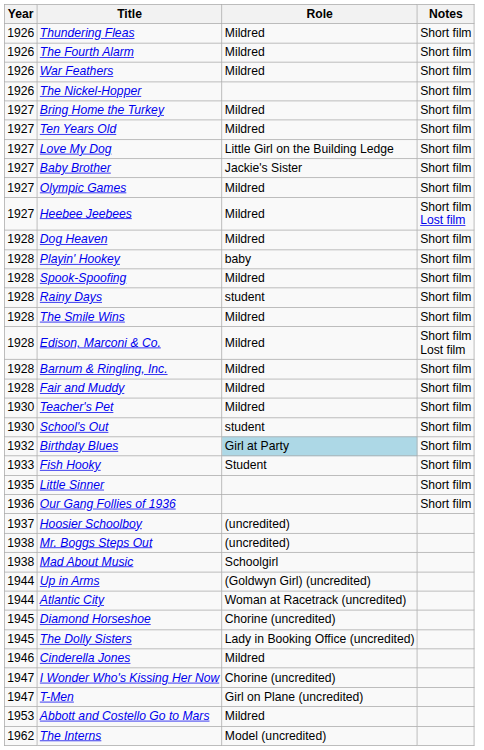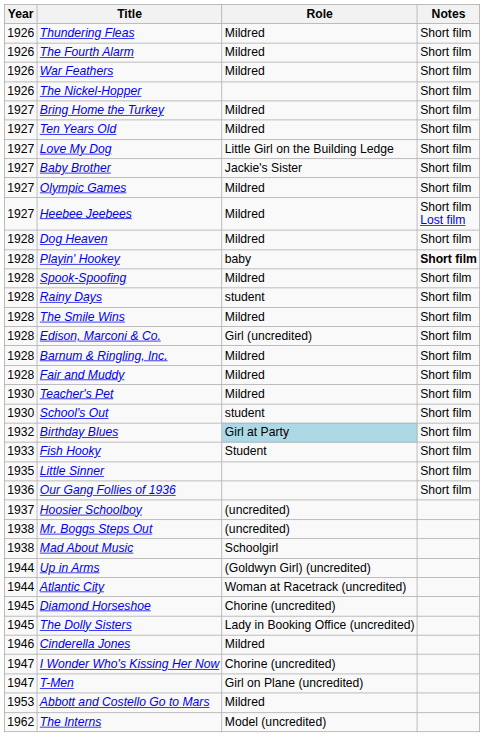(446, 259) normal -> (449, 259) bold
(245, 343) Mildred -> (268, 336) Girl (uncredited)
(446, 343) Short film Lost film -> (446, 336) Short film
